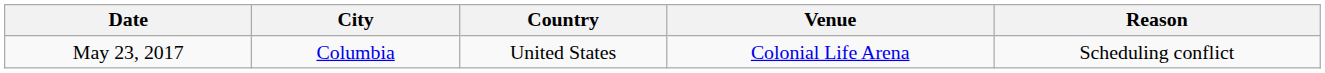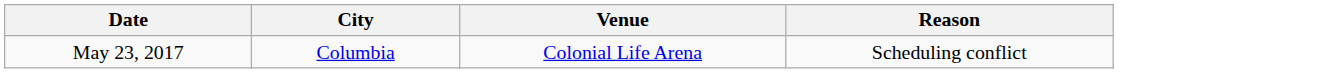- column: (563, 20)
